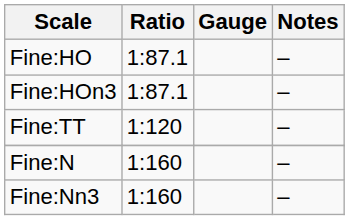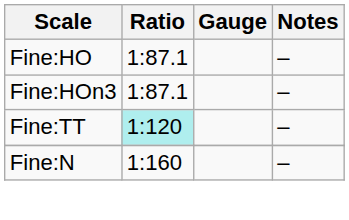(154, 127) no background -> (154, 127) paleturquoise background
- row: (55, 197)
